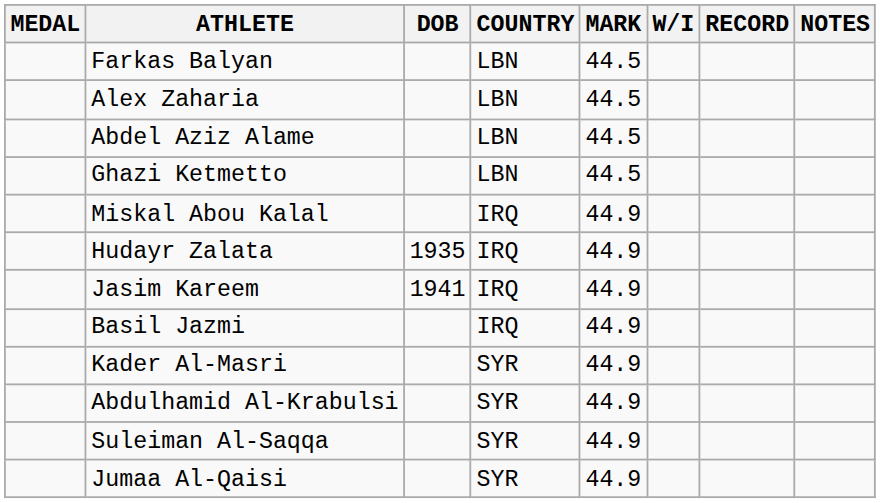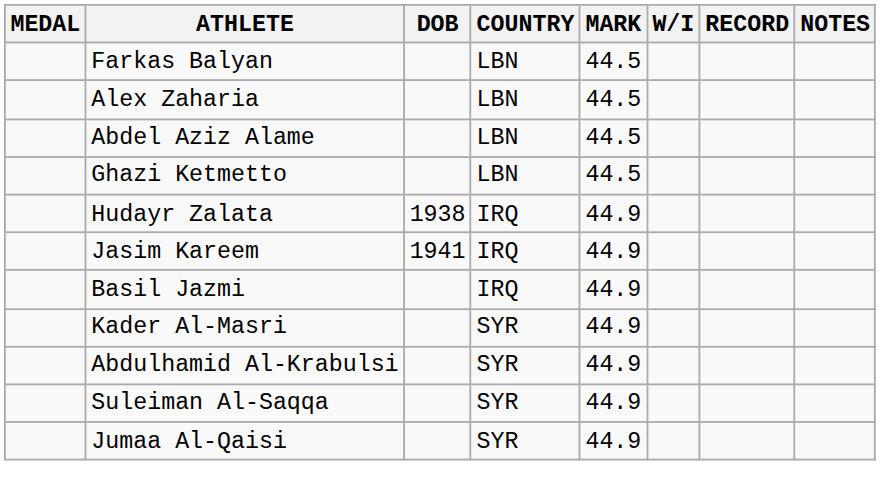- row: (210, 213)
(438, 251) 1935 -> (438, 213) 1938
